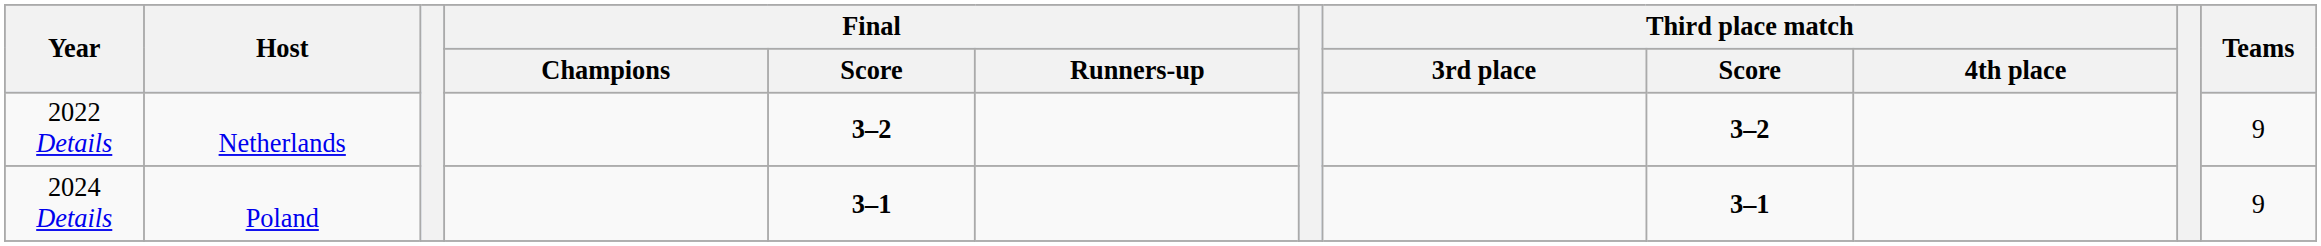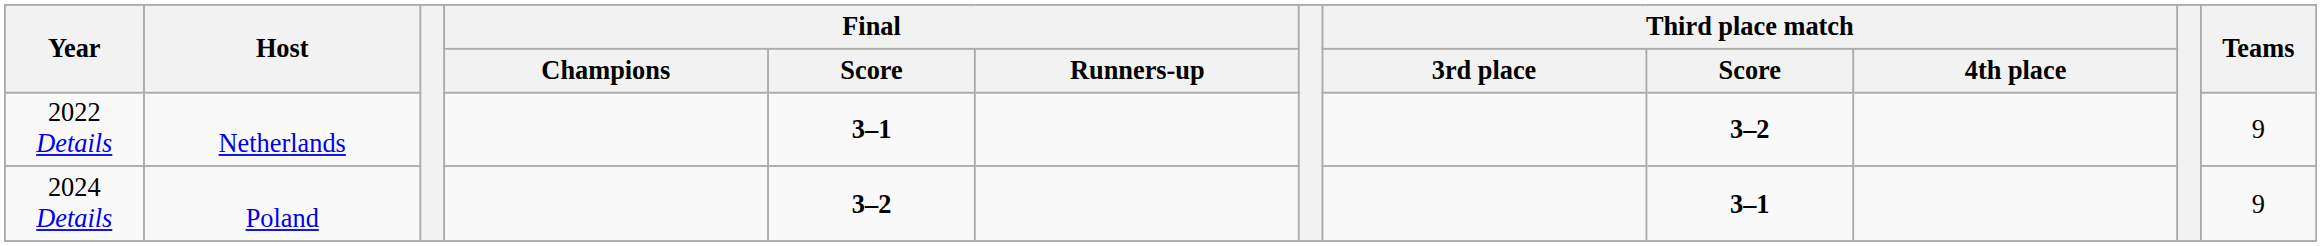(872, 129) 3–2 -> (872, 129) 3–1
(872, 203) 3–1 -> (872, 203) 3–2
